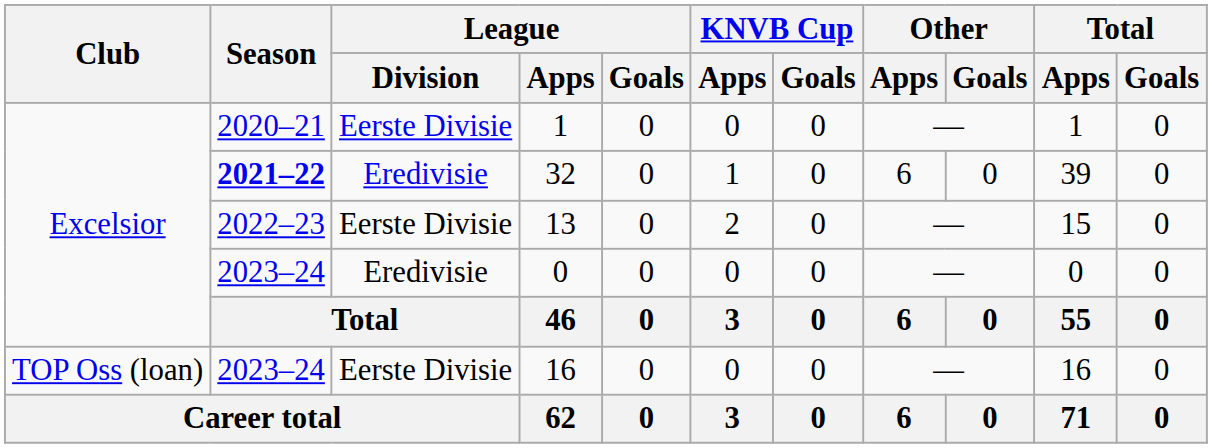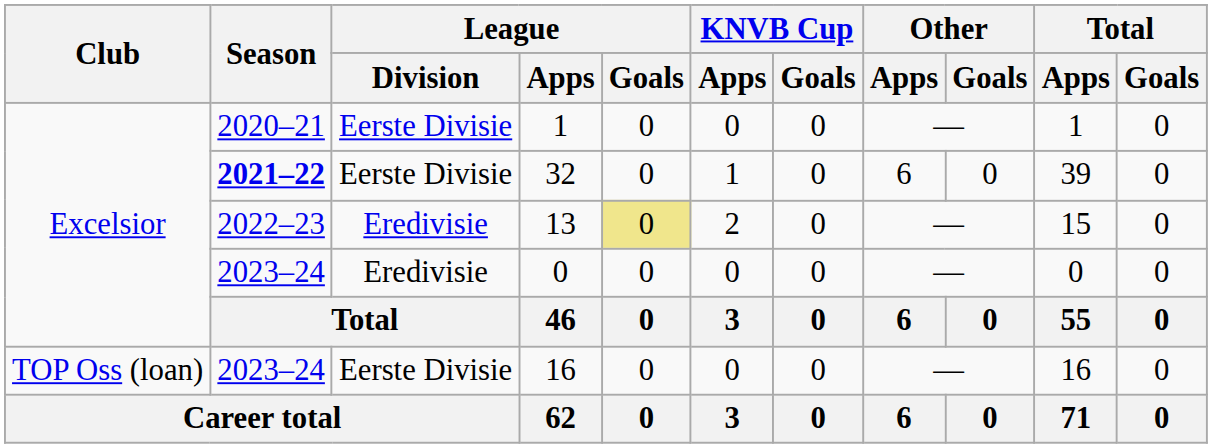(426, 175) Eredivisie -> (426, 175) Eerste Divisie
(426, 223) Eerste Divisie -> (426, 223) Eredivisie
(646, 223) no background -> (646, 223) khaki background
